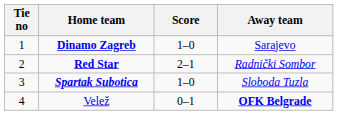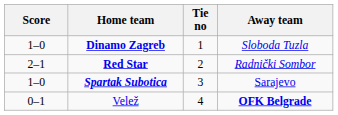columns swapped: (22, 20) <-> (186, 20)
(275, 45) Sarajevo -> (275, 45) Sloboda Tuzla
(275, 82) Sloboda Tuzla -> (275, 82) Sarajevo
